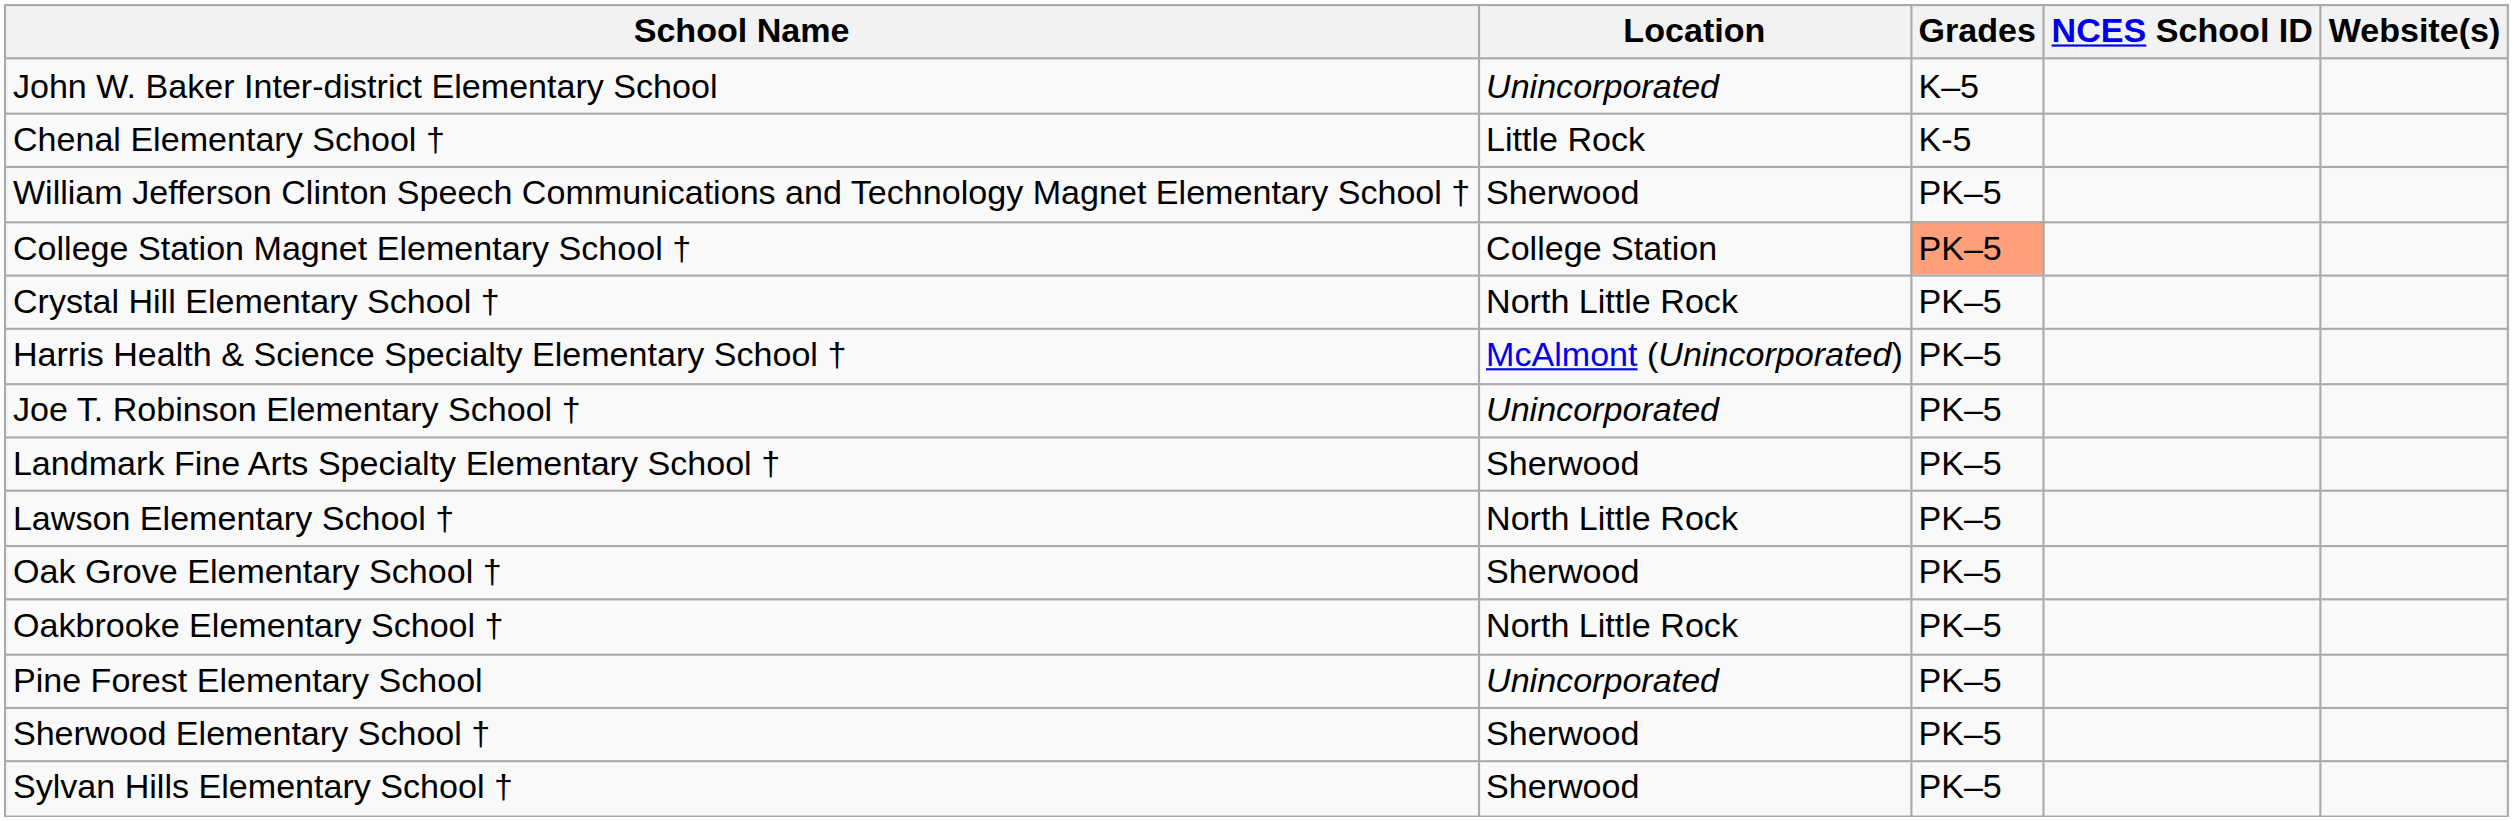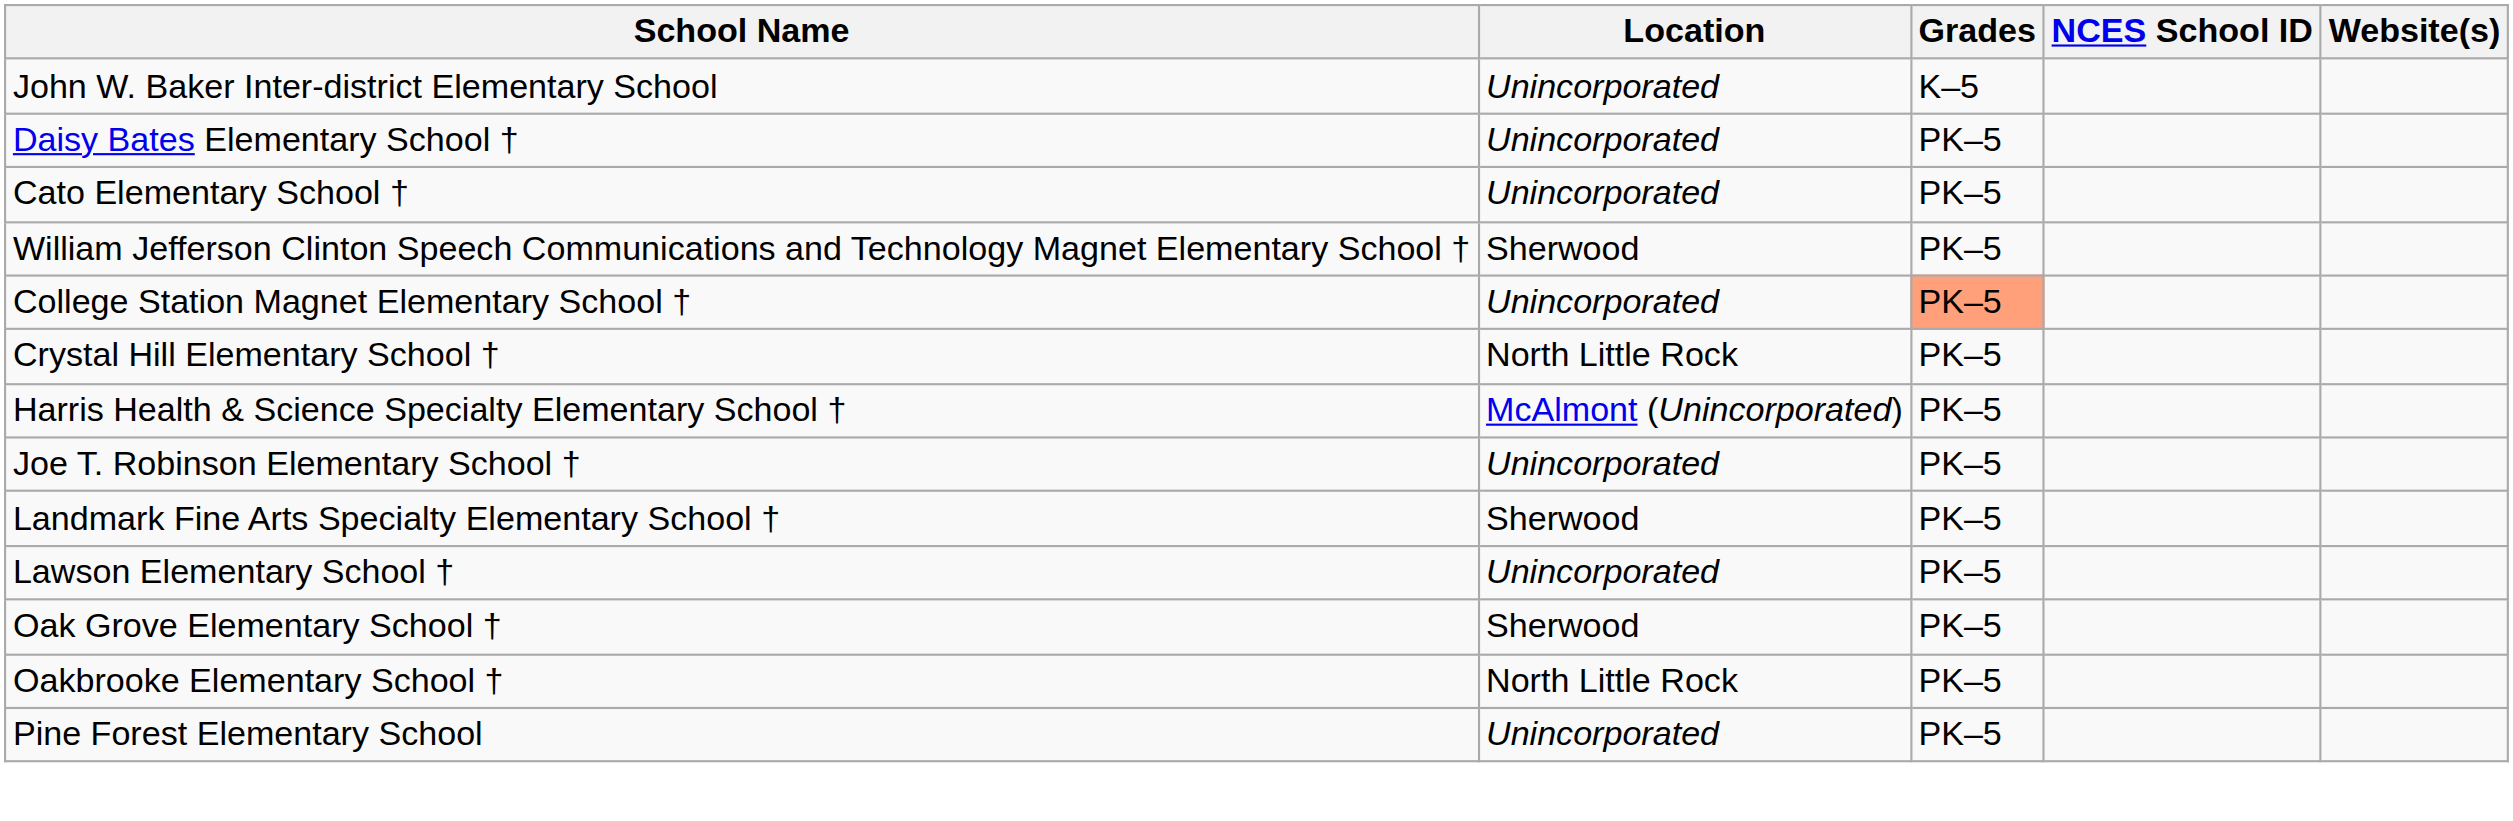+ row: (266, 139)
+ row: (211, 193)
- row: (229, 139)
(1602, 247) College Station -> (1603, 301) Unincorporated
(1612, 517) North Little Rock -> (1603, 572) Unincorporated
- row: (252, 734)
- row: (263, 788)
